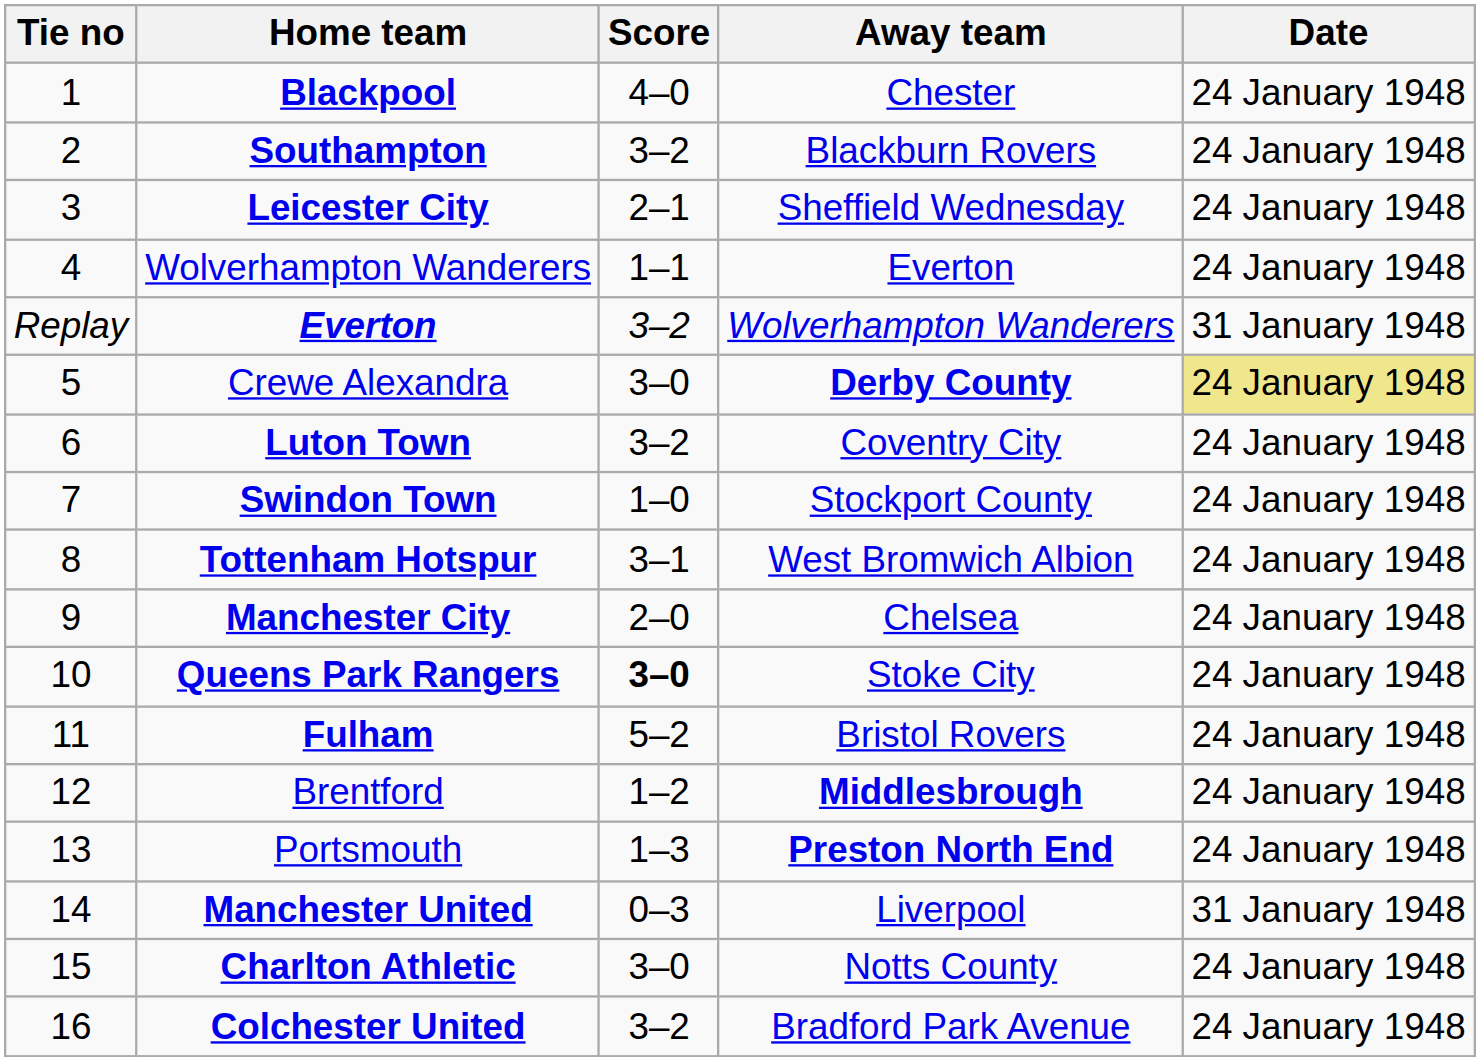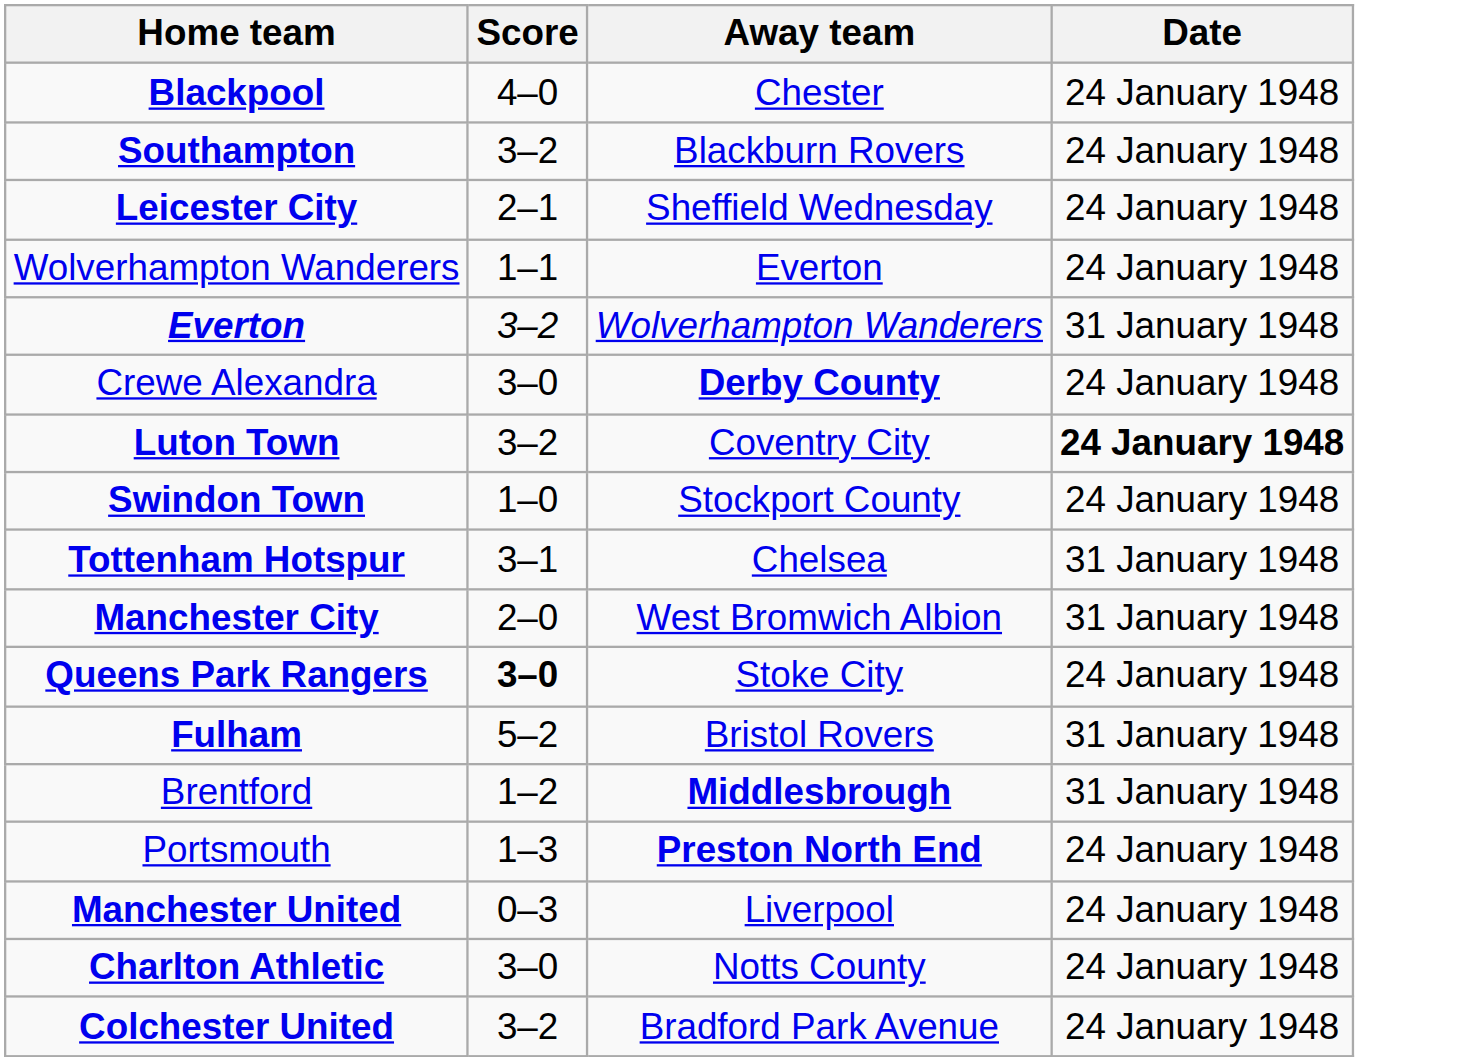- column: (71, 33)
(1329, 383) khaki background -> (1202, 383) no background
(1329, 442) normal -> (1202, 442) bold
(951, 558) West Bromwich Albion -> (819, 558) Chelsea
(1329, 558) 24 January 1948 -> (1202, 558) 31 January 1948
(951, 617) Chelsea -> (819, 617) West Bromwich Albion
(1329, 617) 24 January 1948 -> (1202, 617) 31 January 1948
(1329, 734) 24 January 1948 -> (1202, 734) 31 January 1948
(1329, 792) 24 January 1948 -> (1202, 792) 31 January 1948
(1329, 909) 31 January 1948 -> (1202, 909) 24 January 1948
